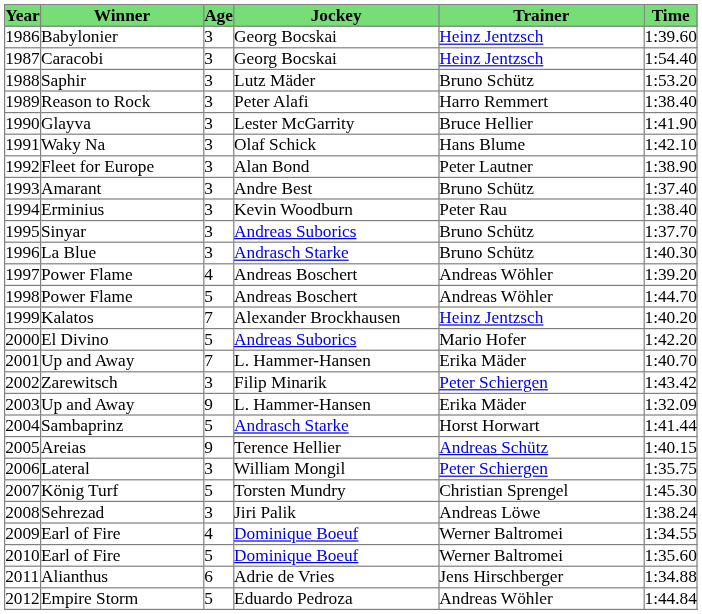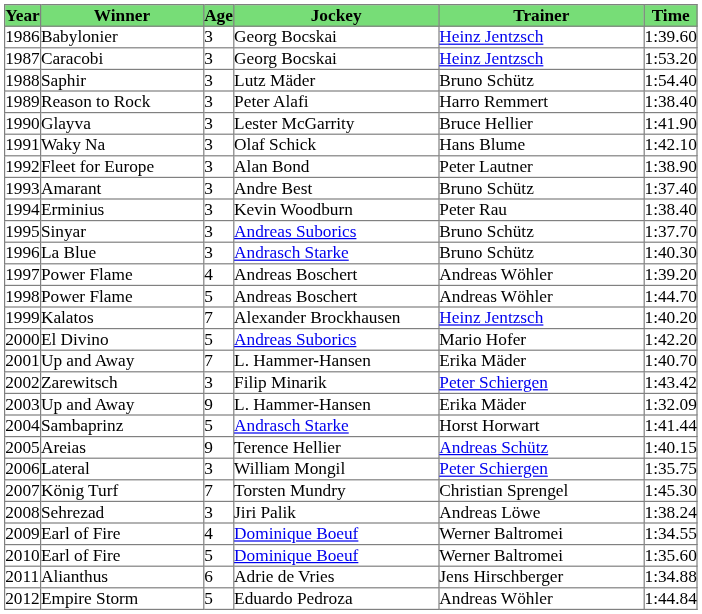(671, 58) 1:54.40 -> (671, 58) 1:53.20
(671, 80) 1:53.20 -> (671, 80) 1:54.40
(208, 490) 5 -> (208, 490) 7
